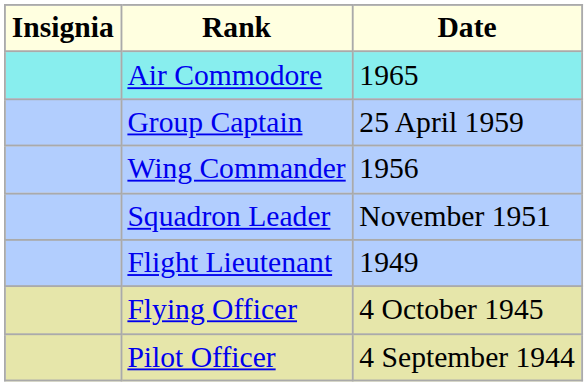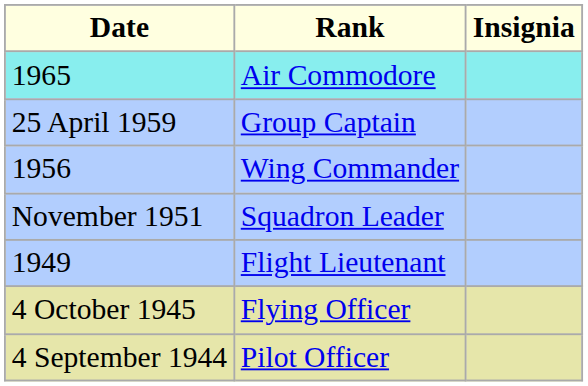columns swapped: (63, 27) <-> (467, 27)
